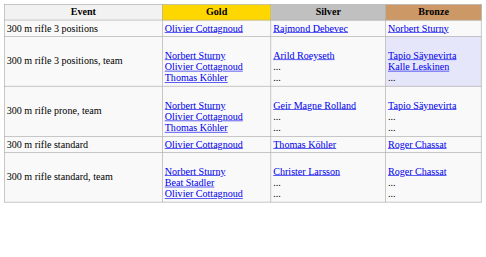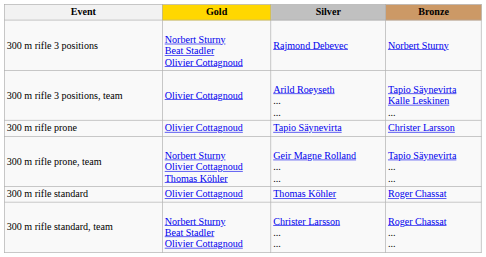(204, 28) Olivier Cottagnoud -> (204, 51) Norbert Sturny Beat Stadler Olivier Cottagnoud
(204, 67) Norbert Sturny Olivier Cottagnoud Thomas Köhler -> (204, 95) Olivier Cottagnoud
(422, 67) lavender background -> (422, 101) no background
+ row: (42, 128)
